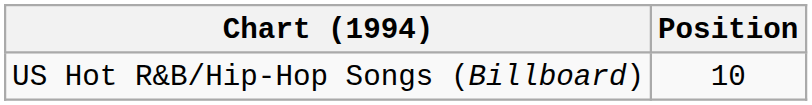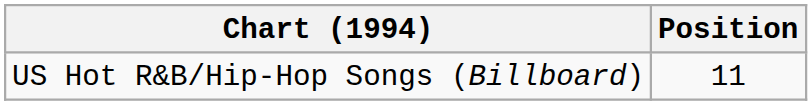(728, 77) 10 -> (728, 77) 11
